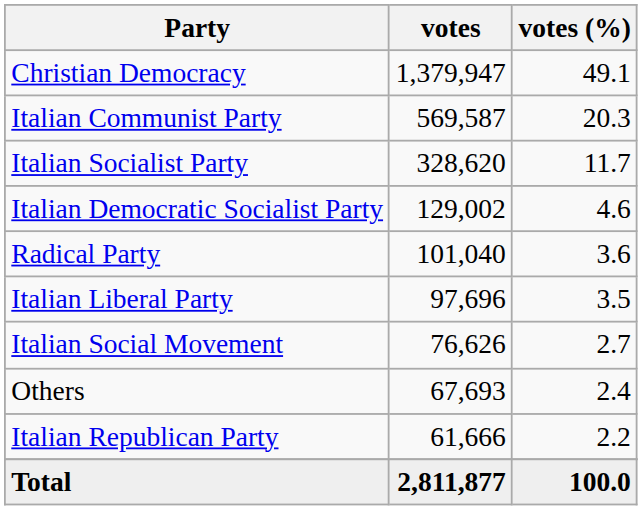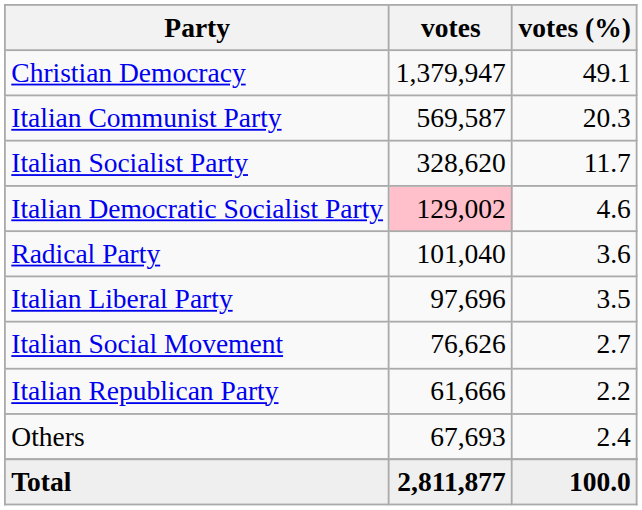(461, 208) no background -> (461, 208) pink background
rows swapped: (145, 435) <-> (48, 390)
